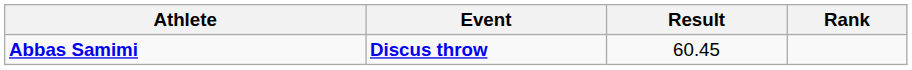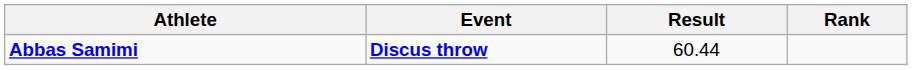(697, 49) 60.45 -> (697, 49) 60.44
